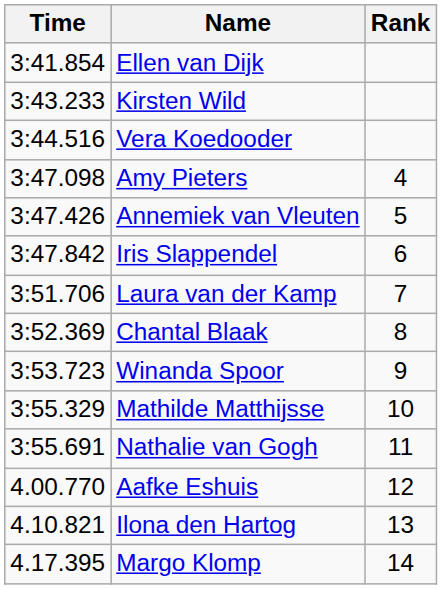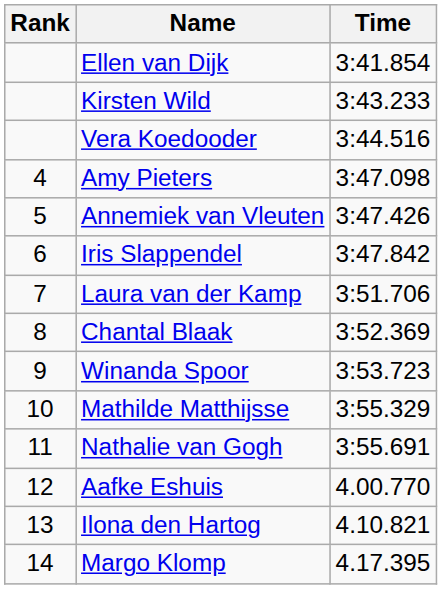columns swapped: (401, 23) <-> (58, 23)
